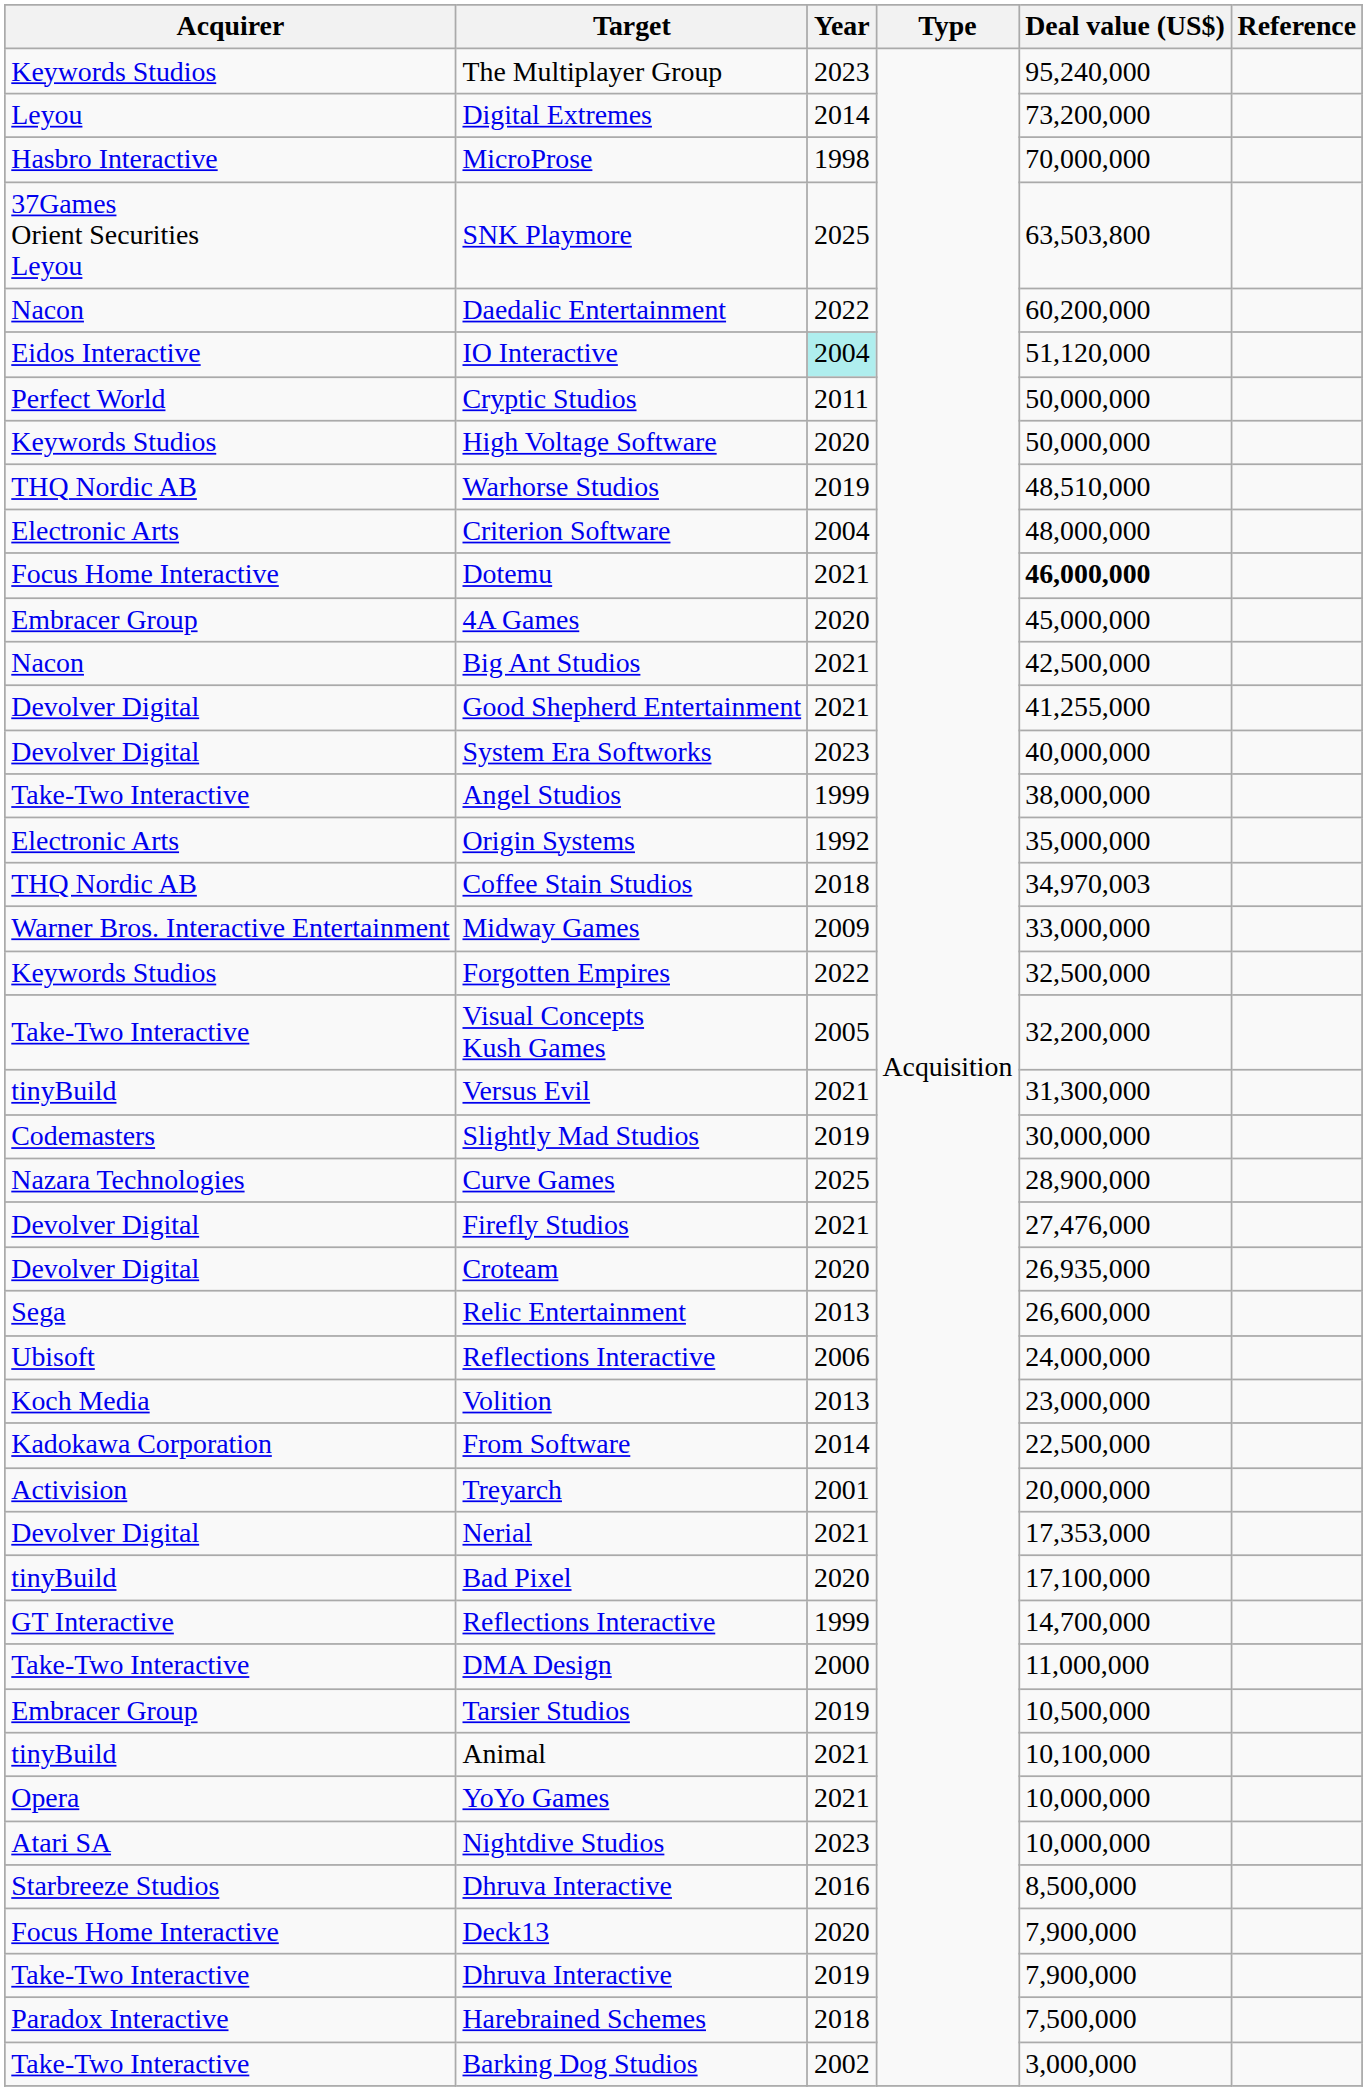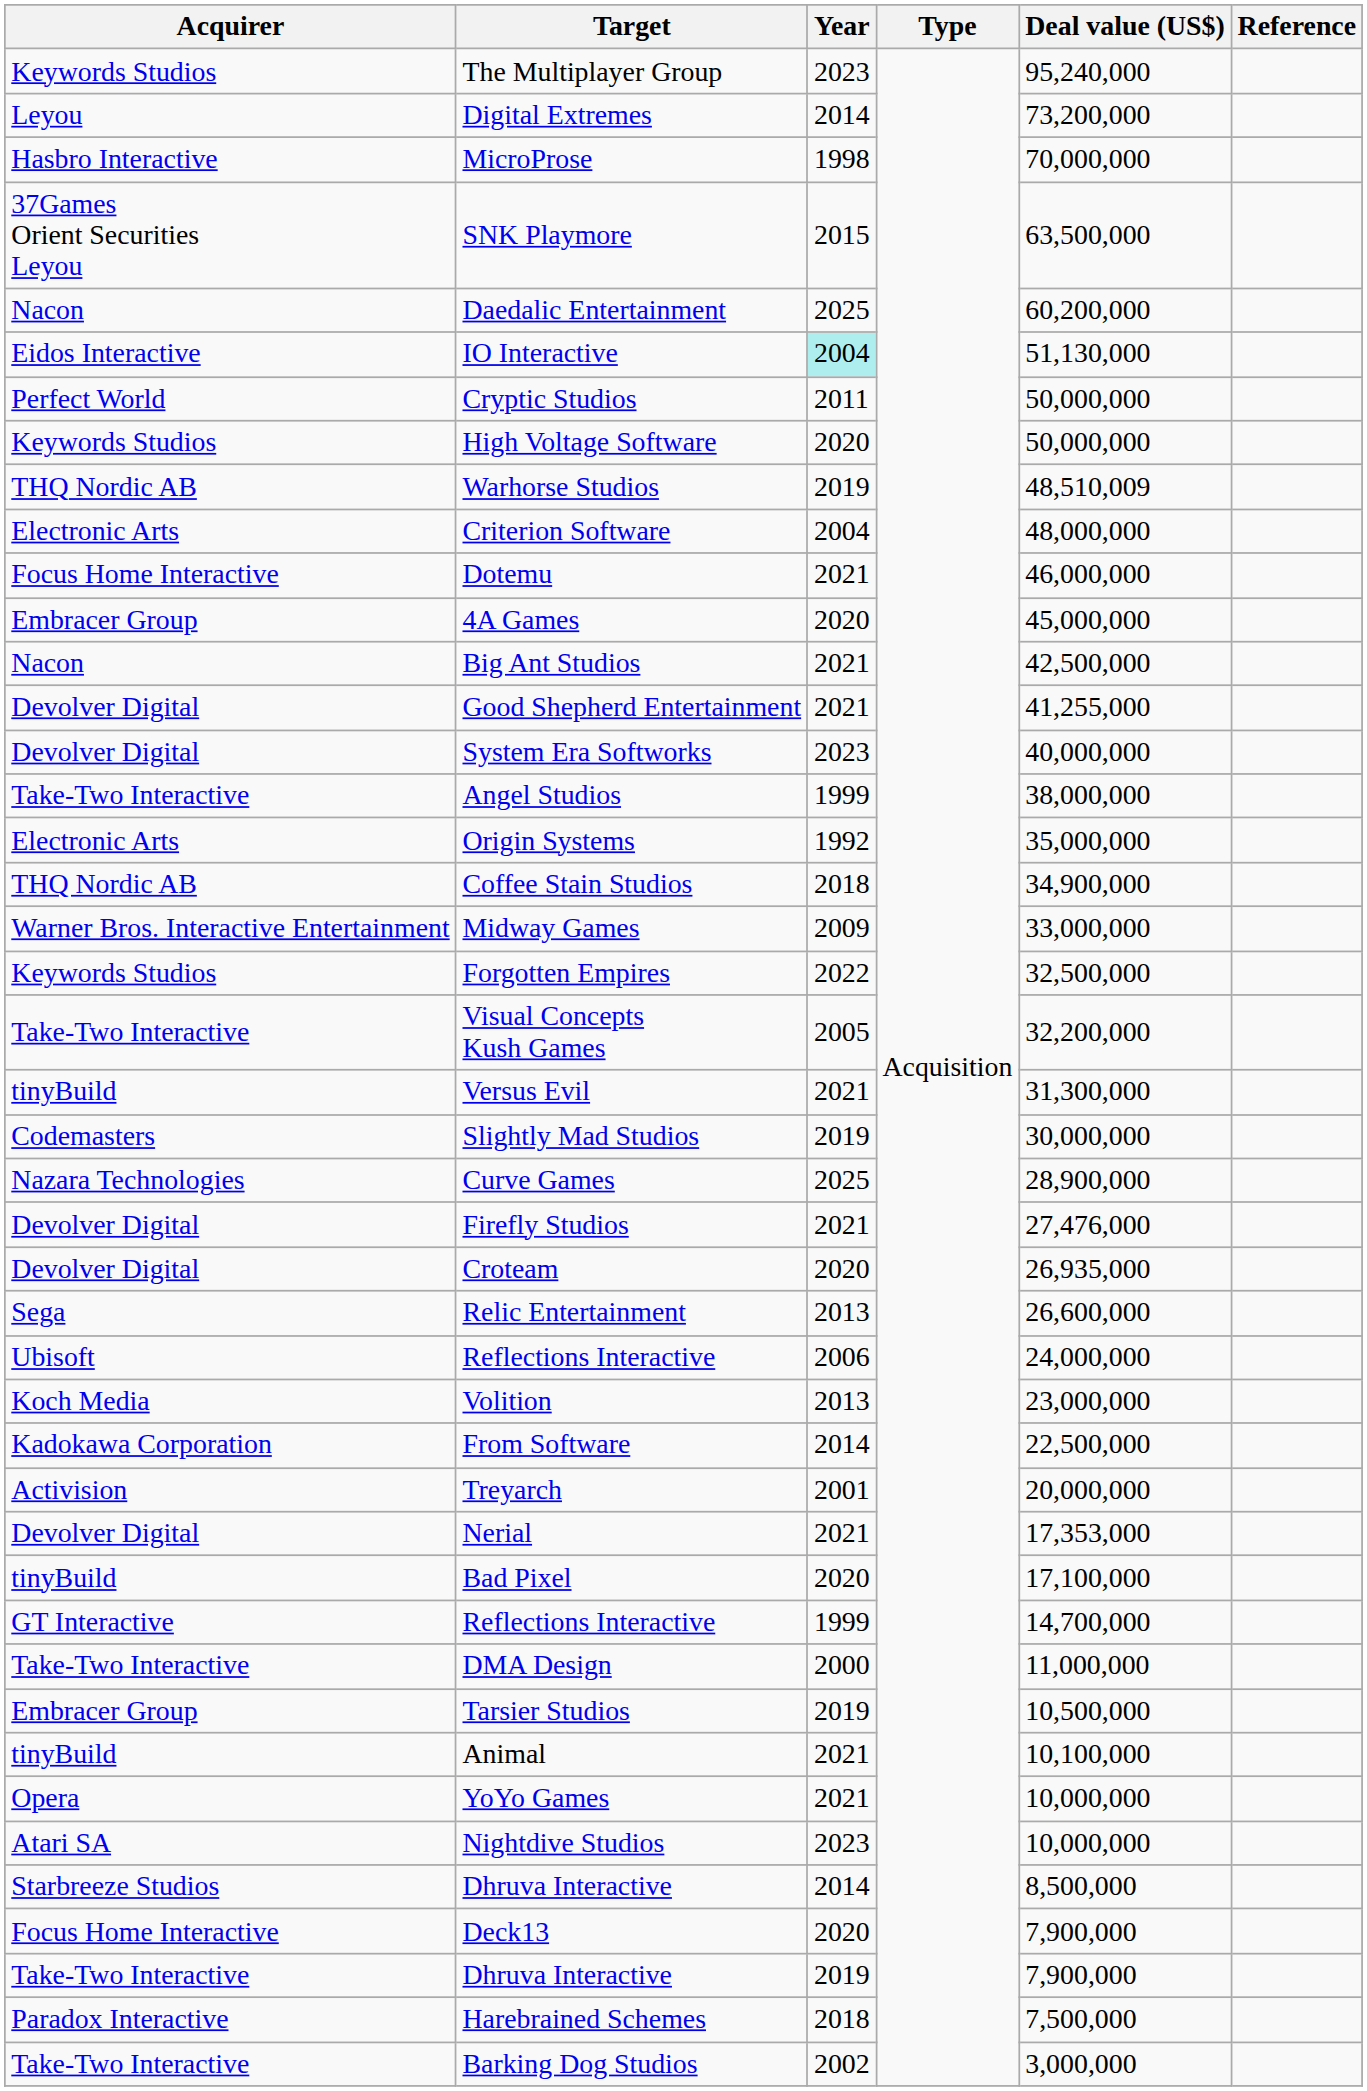(842, 234) 2025 -> (842, 234) 2015
(1088, 234) 63,503,800 -> (1088, 234) 63,500,000
(842, 309) 2022 -> (842, 309) 2025
(1088, 354) 51,120,000 -> (1088, 354) 51,130,000
(1088, 486) 48,510,000 -> (1088, 486) 48,510,009
(1088, 574) bold -> (1088, 574) normal
(1088, 883) 34,970,003 -> (1088, 883) 34,900,000
(842, 1886) 2016 -> (842, 1886) 2014
